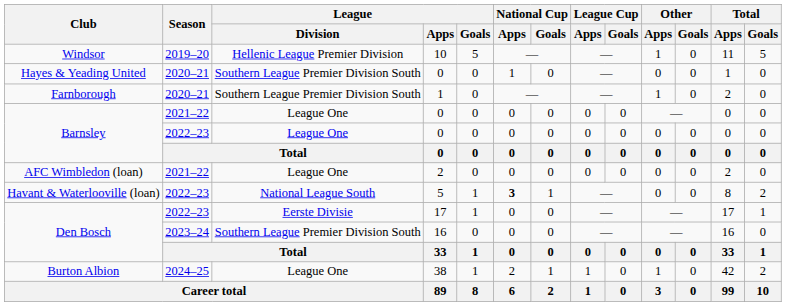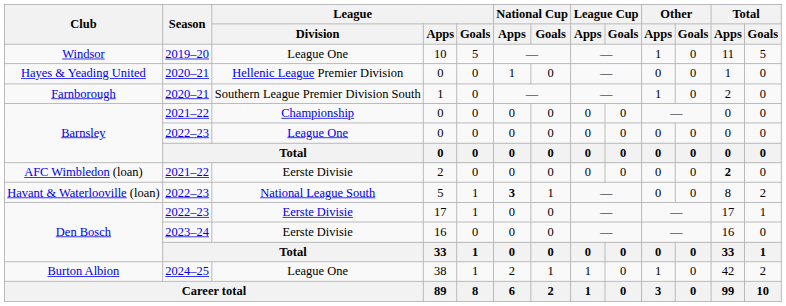(318, 53) Hellenic League Premier Division -> (318, 53) League One
(318, 73) Southern League Premier Division South -> (318, 73) Hellenic League Premier Division
(318, 113) League One -> (318, 113) Championship
(318, 172) League One -> (318, 172) Eerste Divisie
(728, 172) normal -> (728, 172) bold
(318, 232) Southern League Premier Division South -> (318, 232) Eerste Divisie
